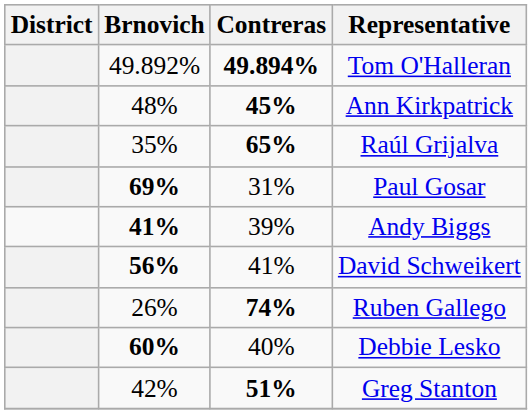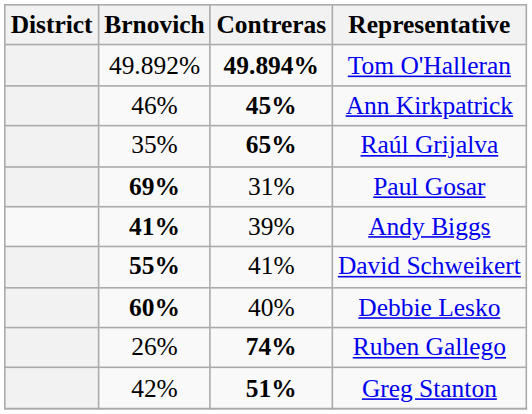(154, 105) 48% -> (154, 105) 46%
(155, 266) 56% -> (155, 266) 55%
rows swapped: (429, 307) <-> (429, 347)
